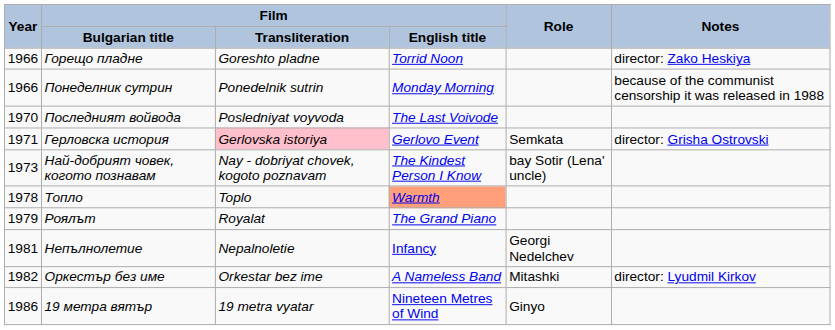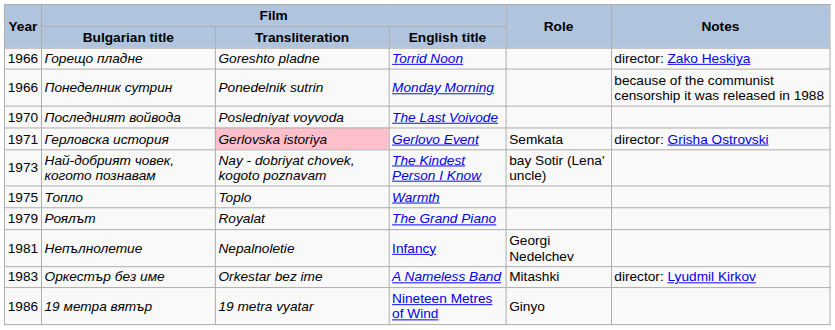(23, 197) 1978 -> (23, 197) 1975
(416, 197) lightsalmon background -> (416, 197) no background
(23, 277) 1982 -> (23, 277) 1983
